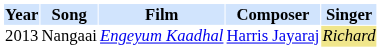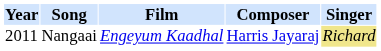(22, 36) 2013 -> (21, 36) 2011
